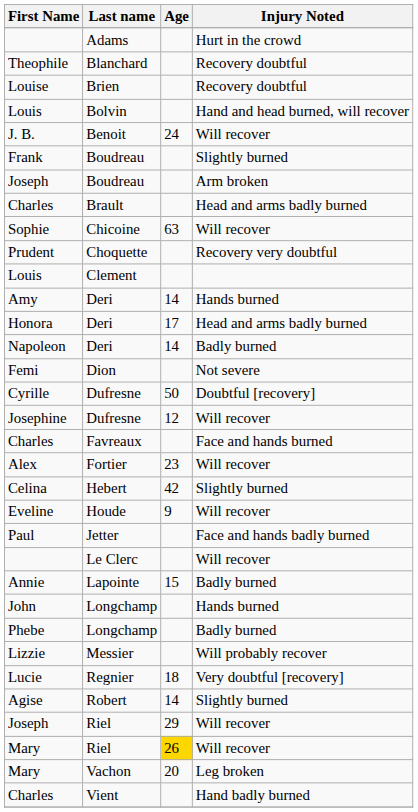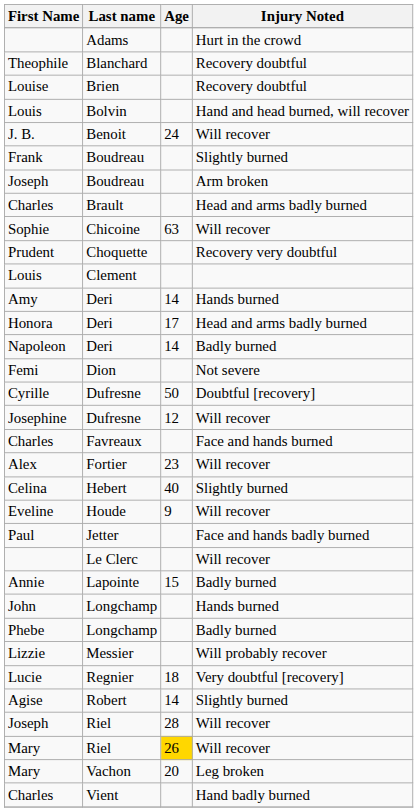(172, 488) 42 -> (172, 488) 40
(172, 724) 29 -> (172, 724) 28
